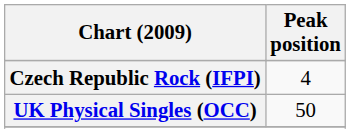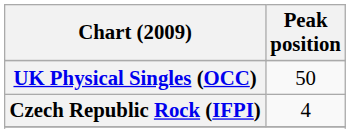rows swapped: (135, 77) <-> (135, 110)
